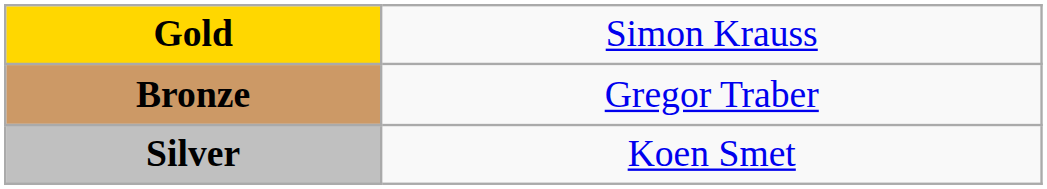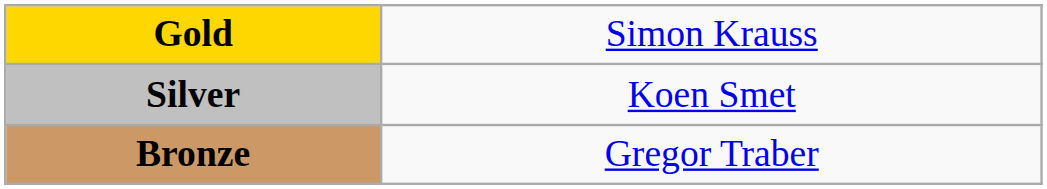rows swapped: (193, 153) <-> (193, 93)
